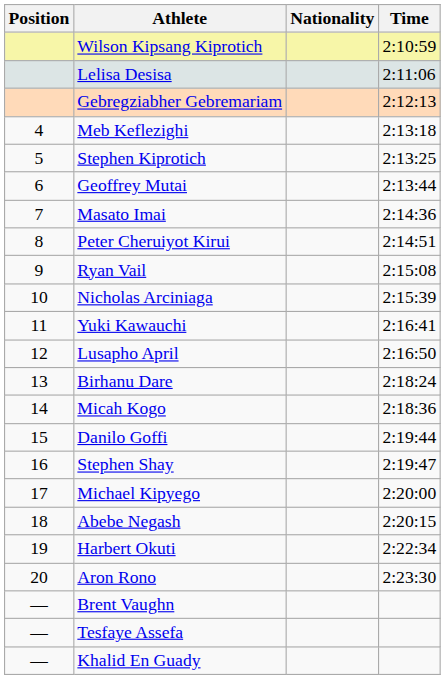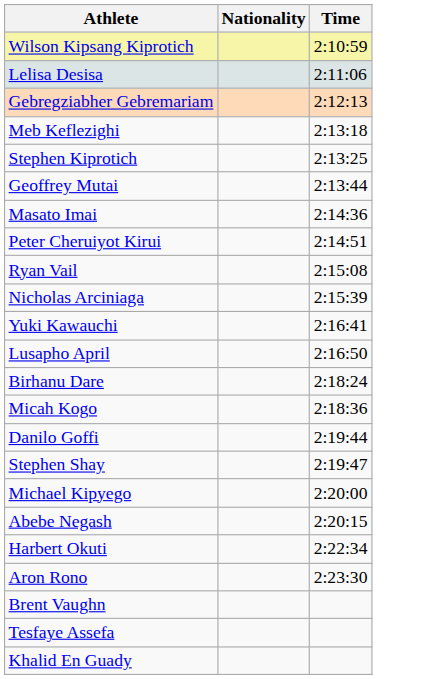- column: (39, 18)
